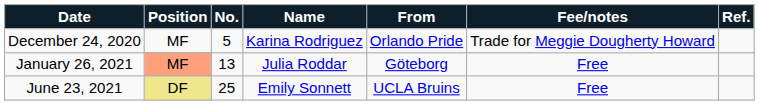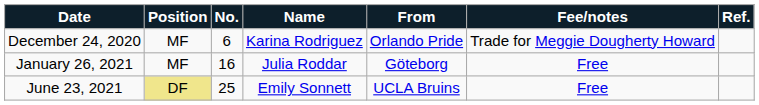(227, 41) 5 -> (227, 41) 6
(178, 65) lightsalmon background -> (178, 65) no background
(227, 65) 13 -> (227, 65) 16
